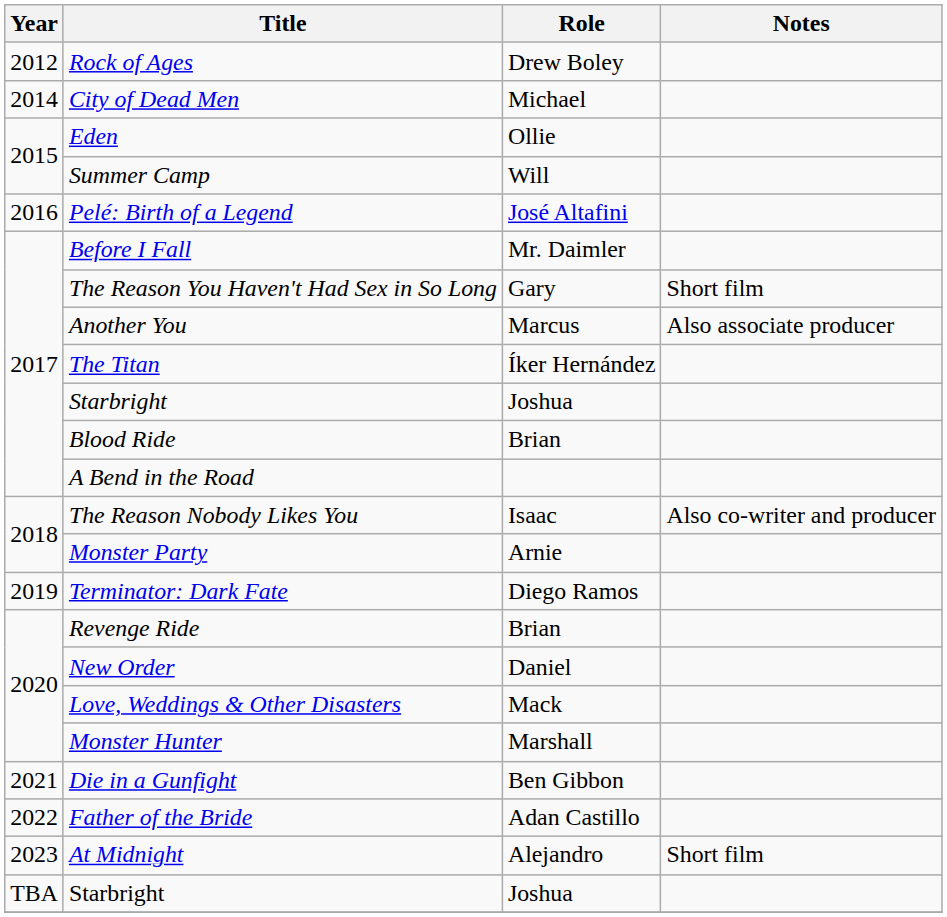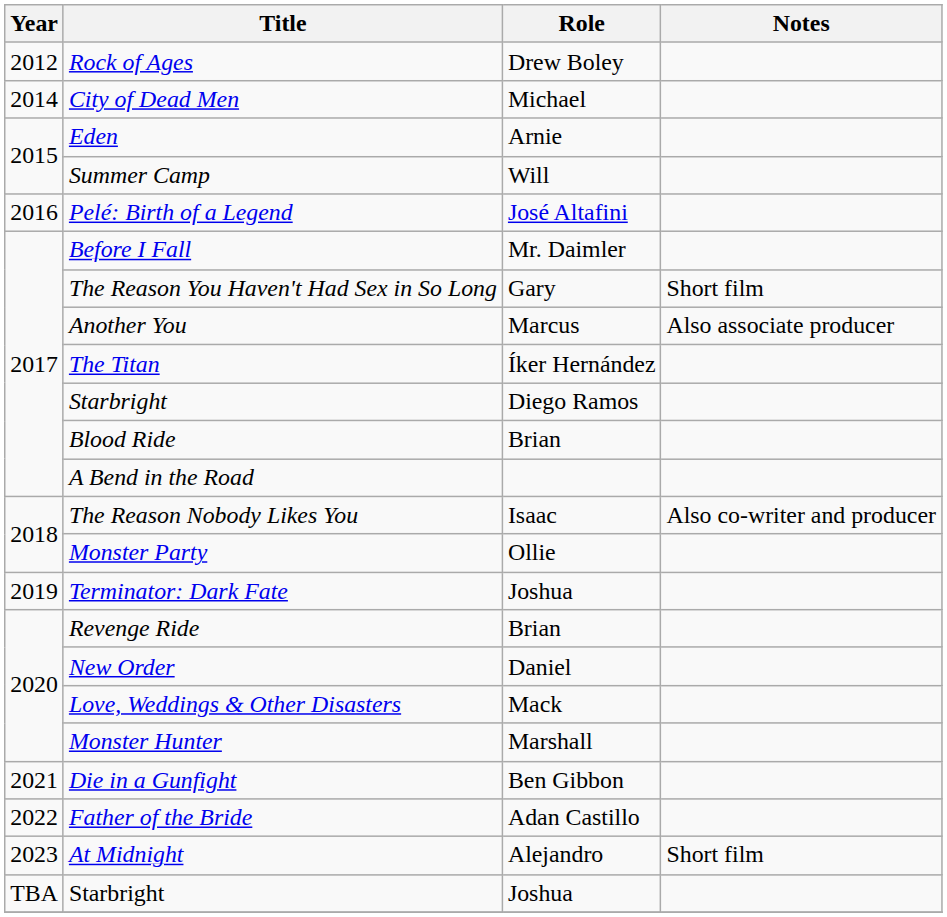(532, 136) Ollie -> (535, 136) Arnie
(540, 401) Joshua -> (573, 401) Diego Ramos
(535, 552) Arnie -> (532, 552) Ollie
(573, 590) Diego Ramos -> (540, 590) Joshua
